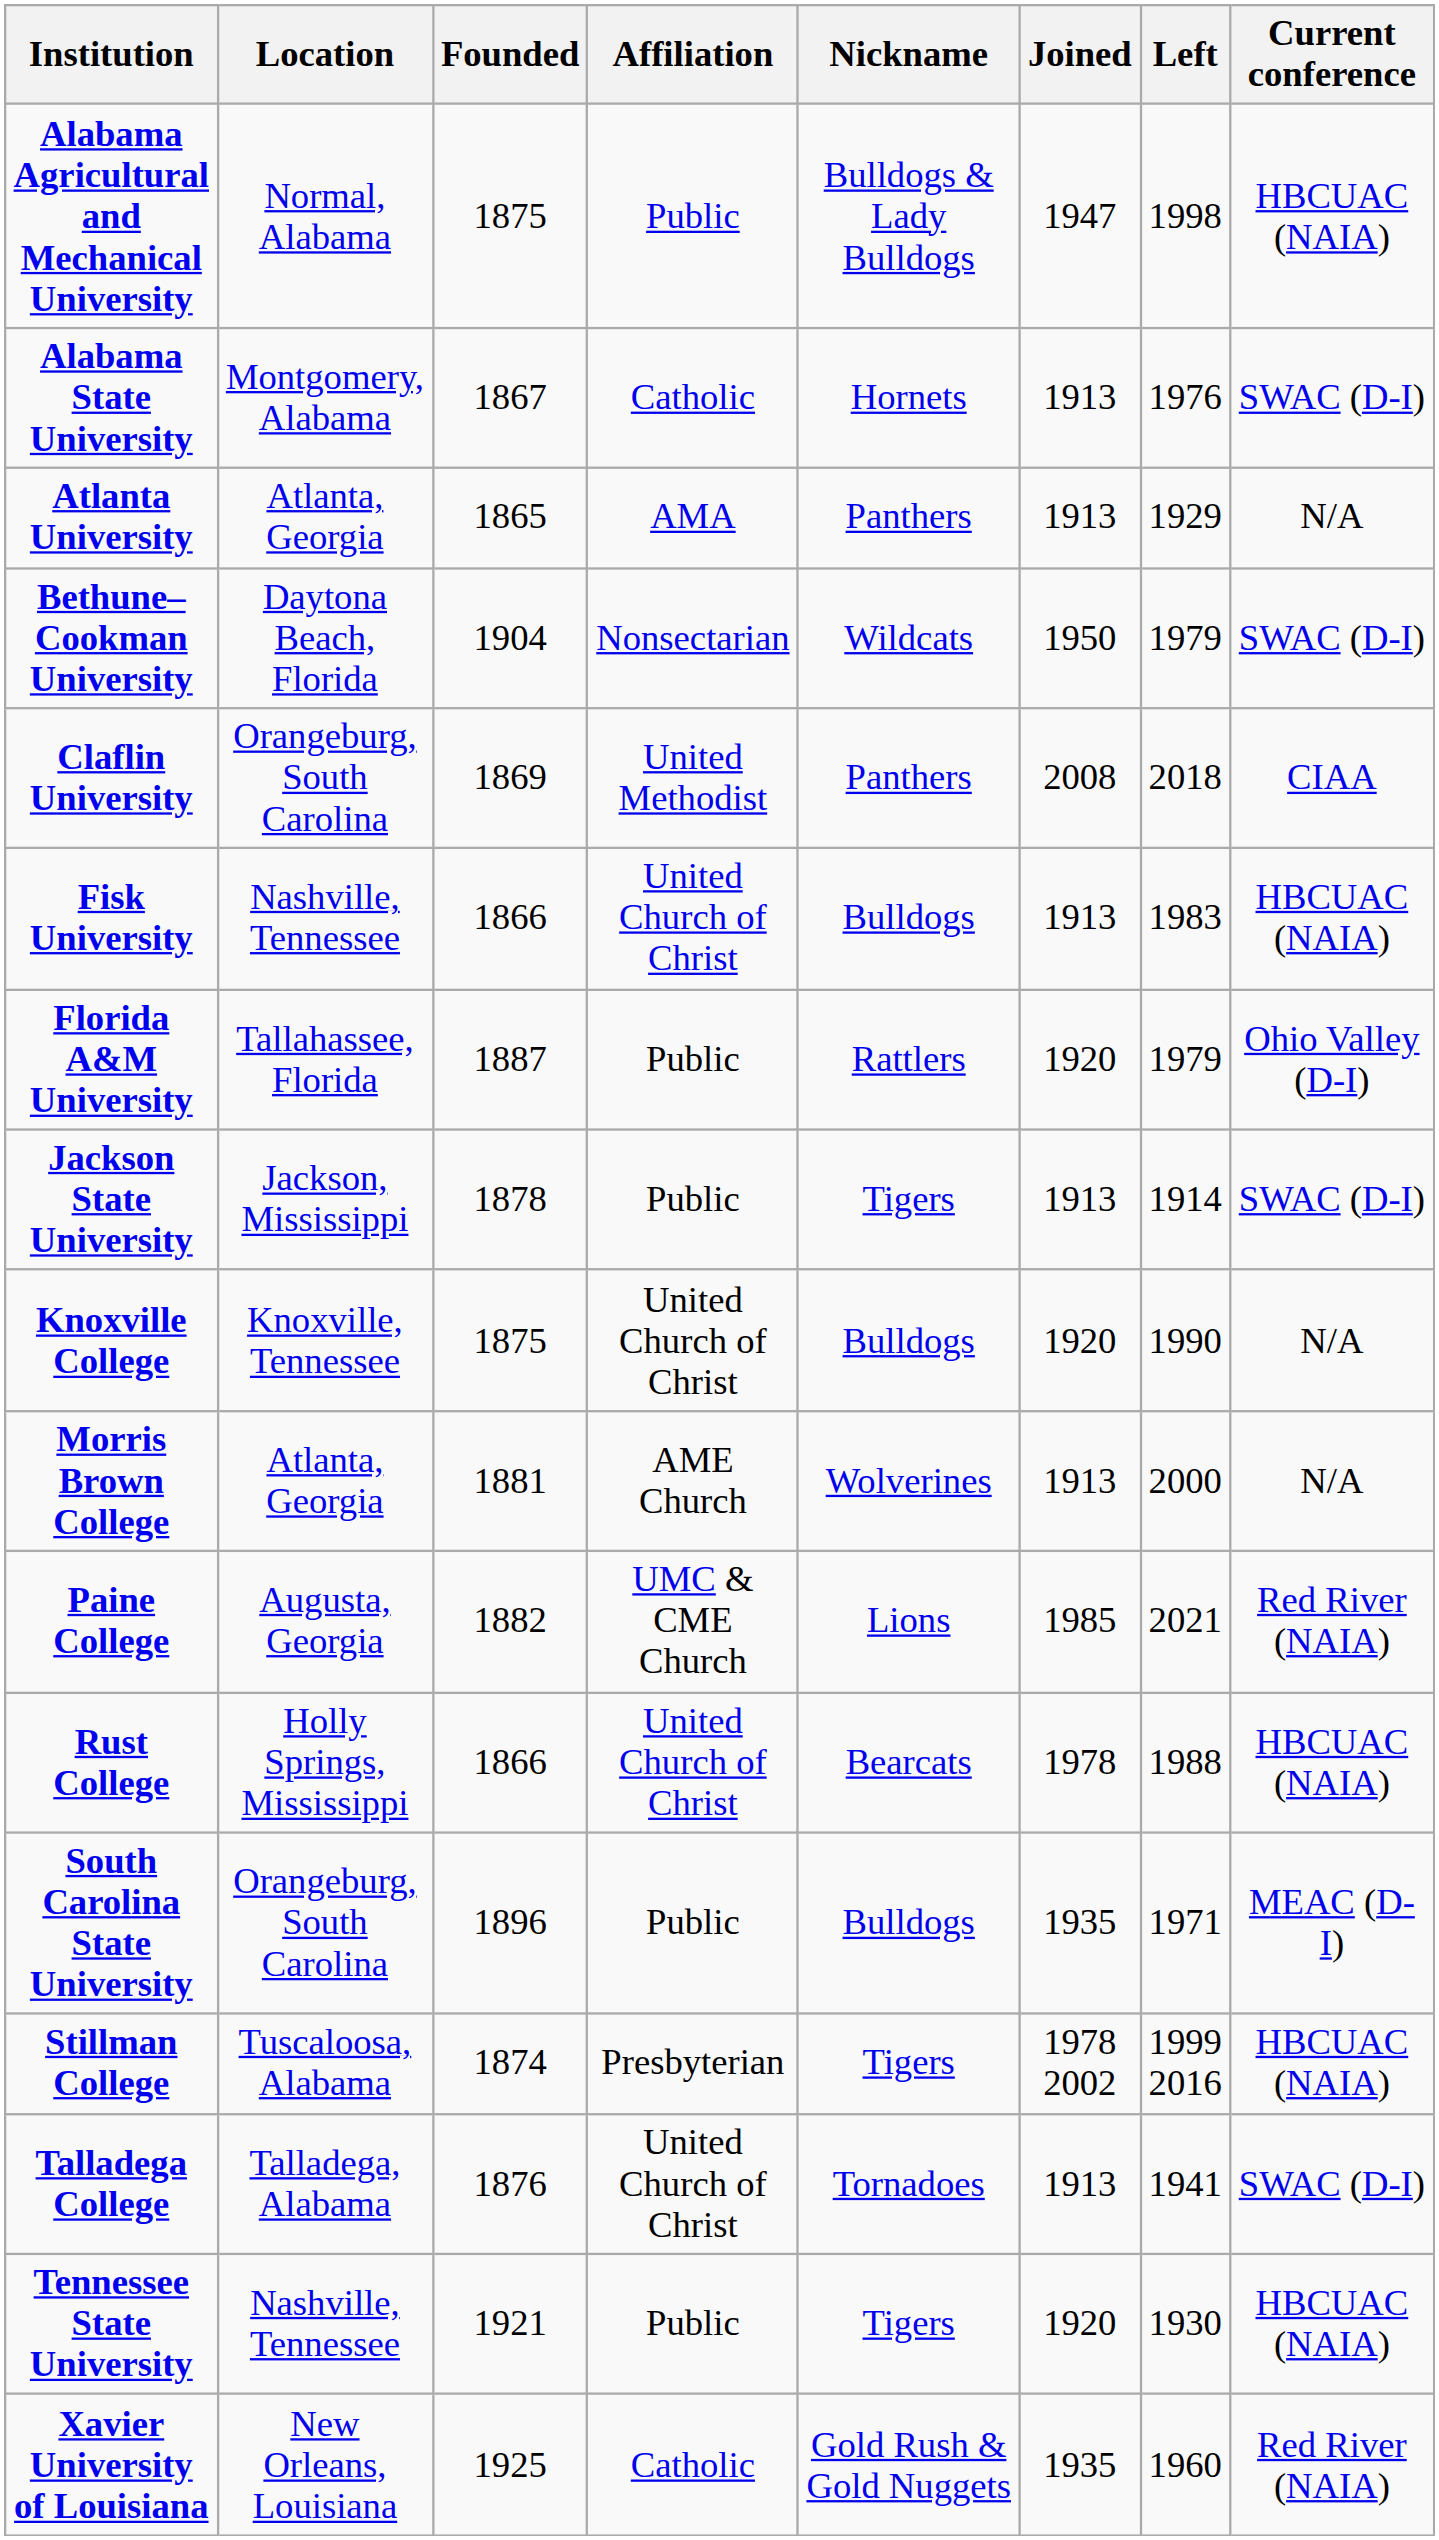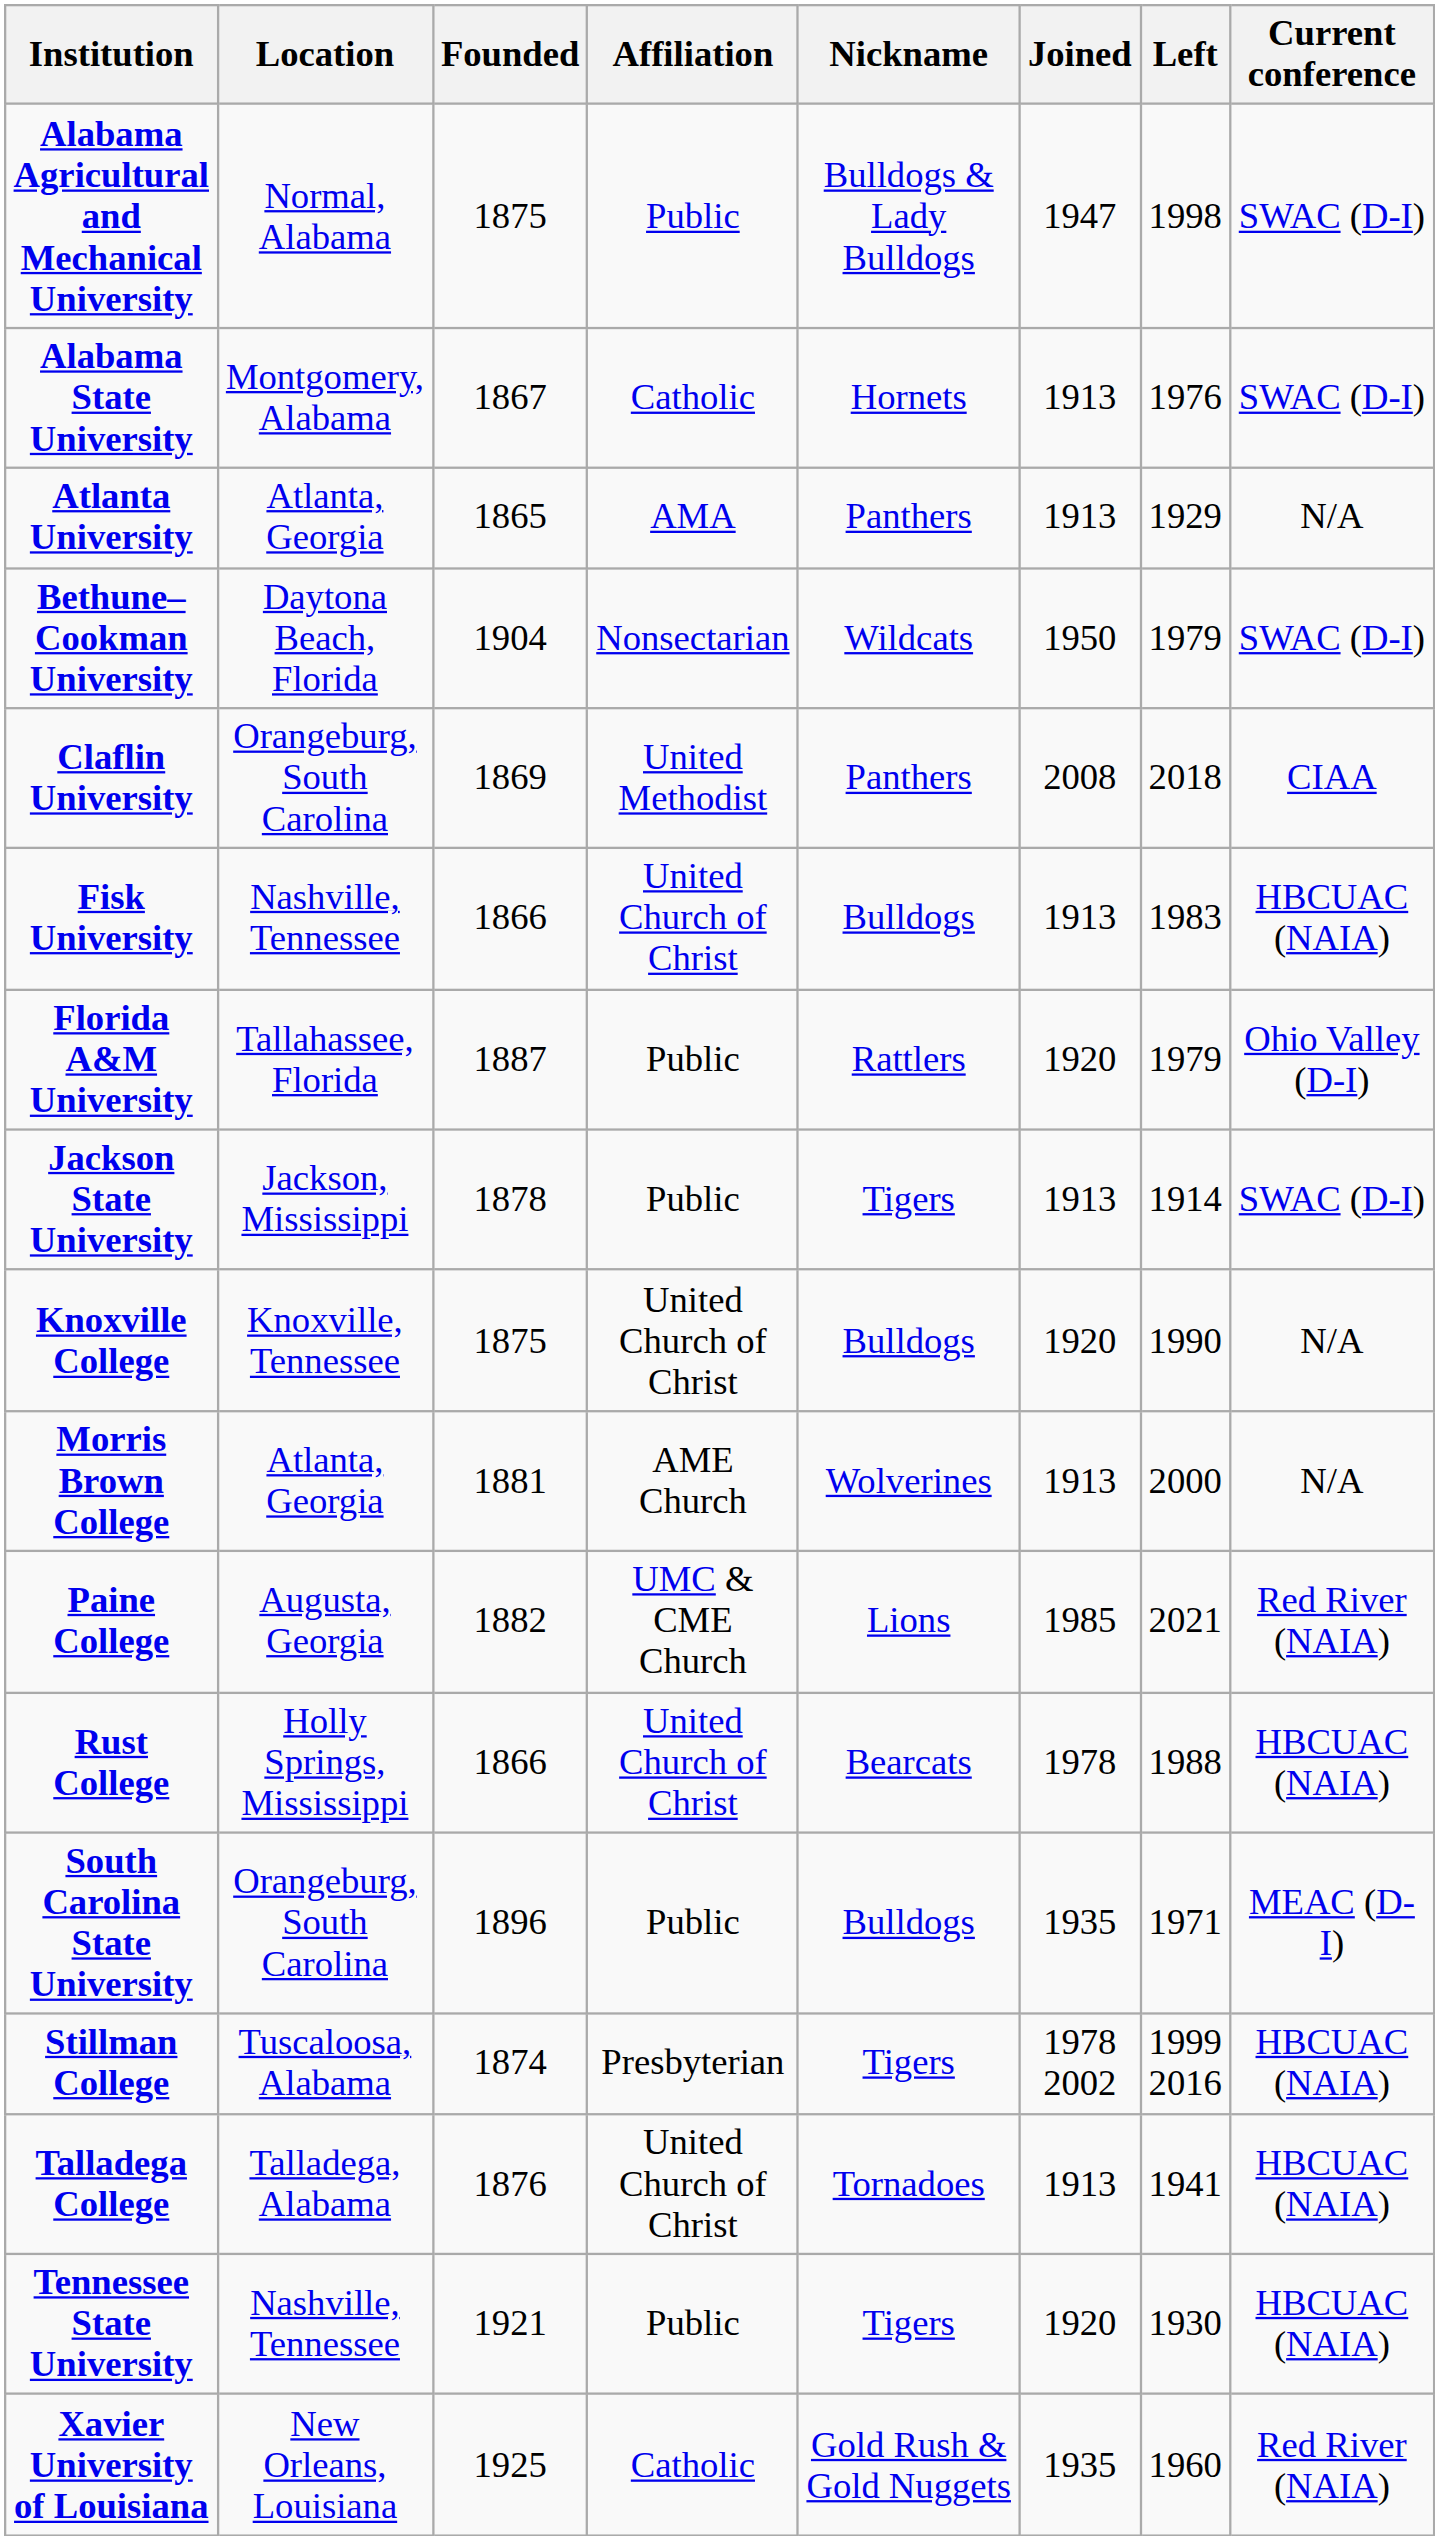(1332, 215) HBCUAC (NAIA) -> (1332, 215) SWAC (D-I)
(1332, 2183) SWAC (D-I) -> (1332, 2183) HBCUAC (NAIA)
